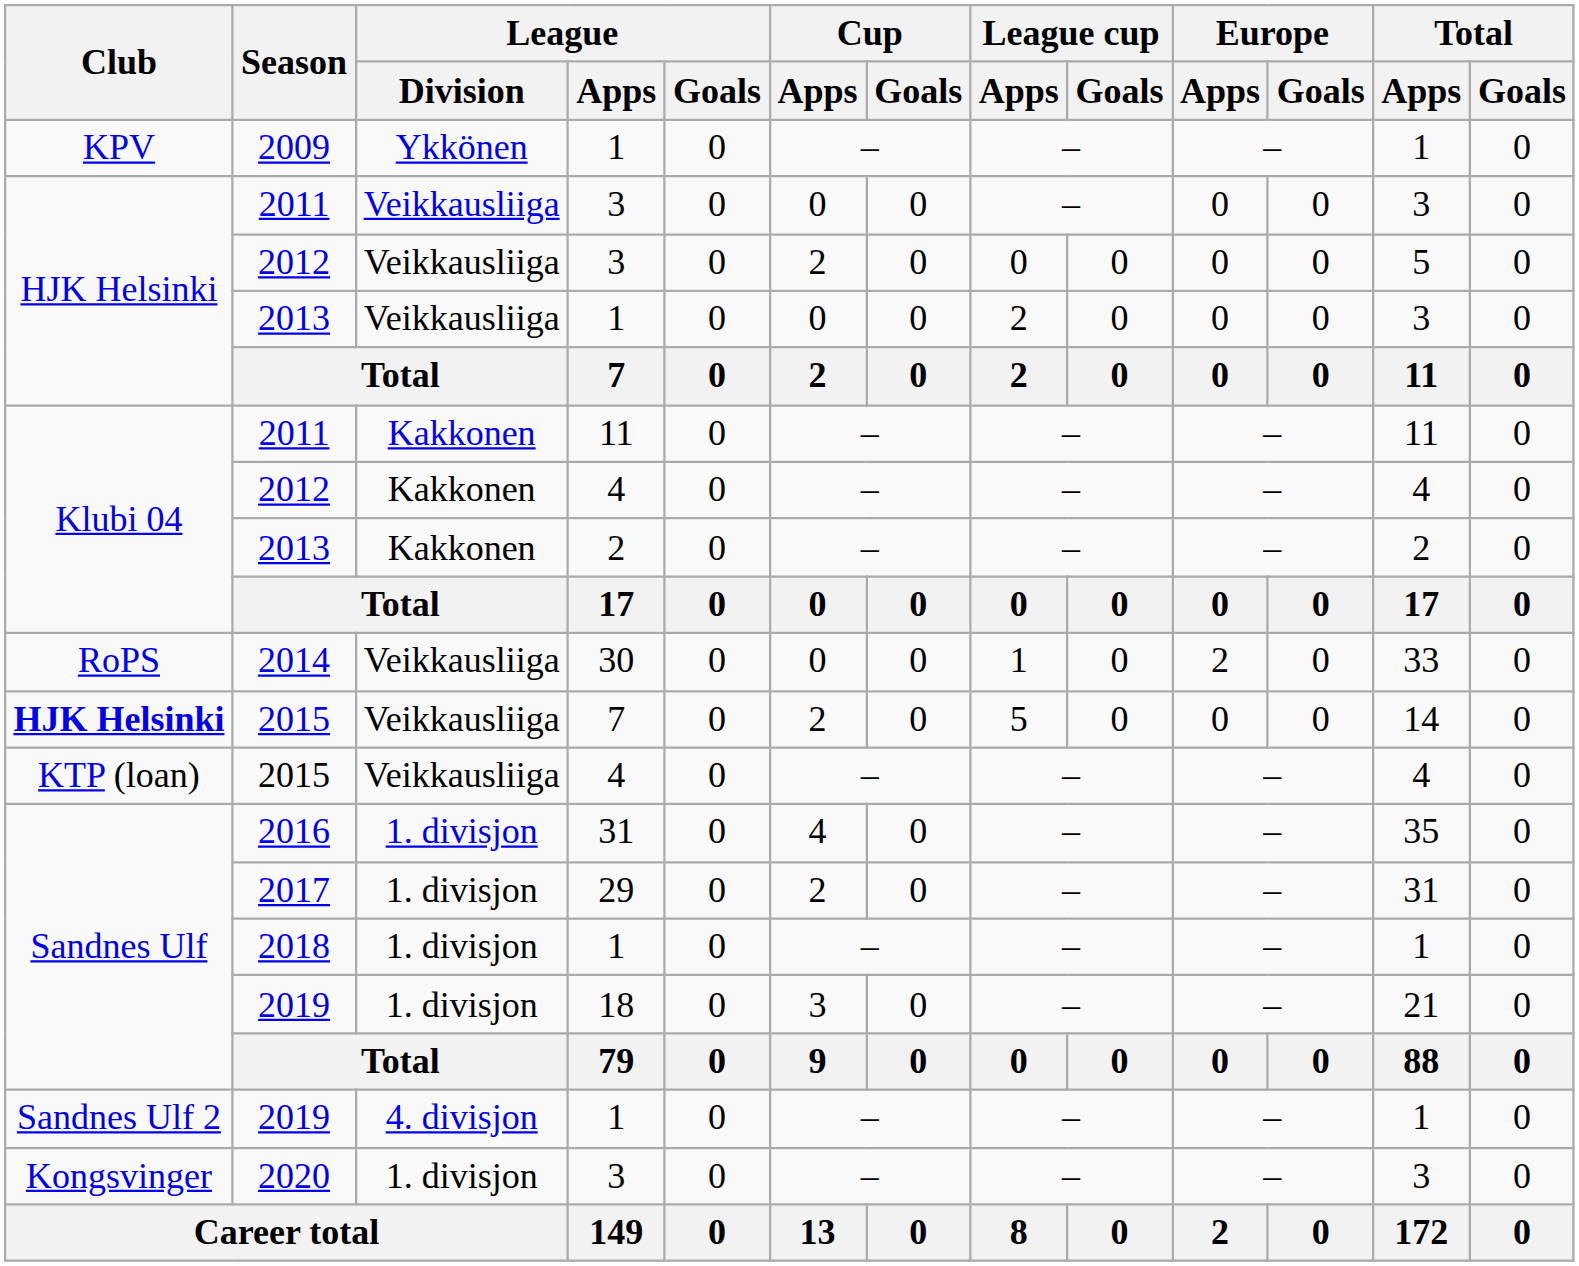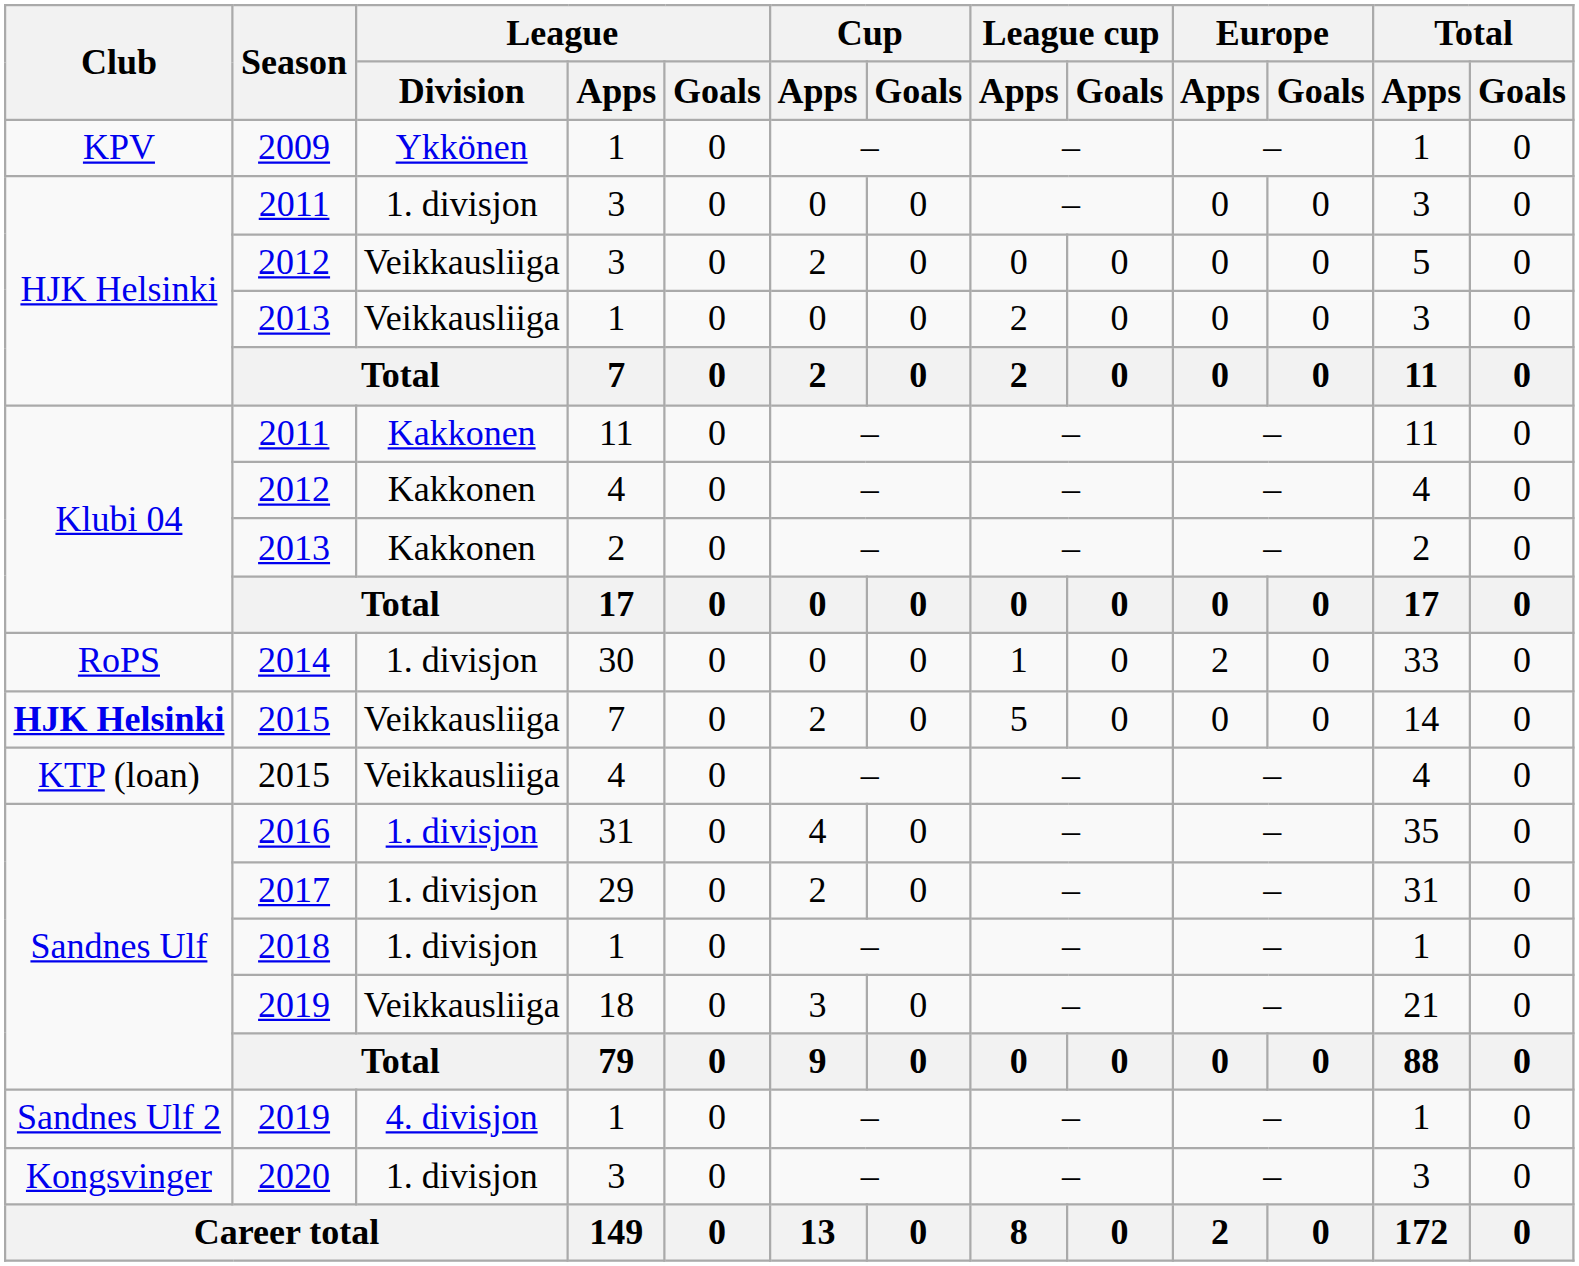(462, 204) Veikkausliiga -> (462, 204) 1. divisjon
(462, 661) Veikkausliiga -> (462, 661) 1. divisjon
(462, 1003) 1. divisjon -> (462, 1003) Veikkausliiga
